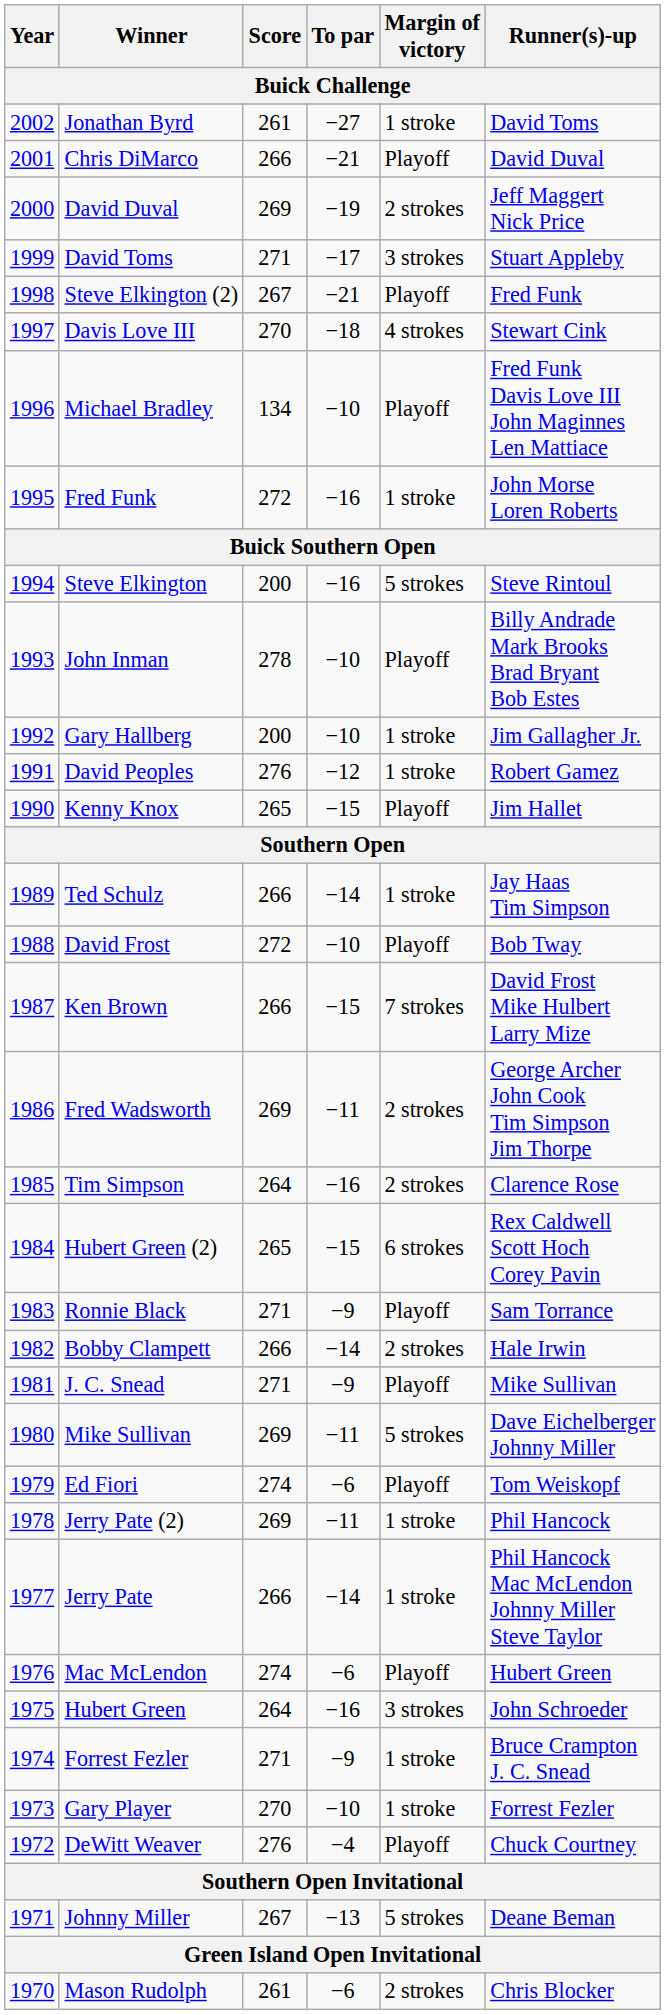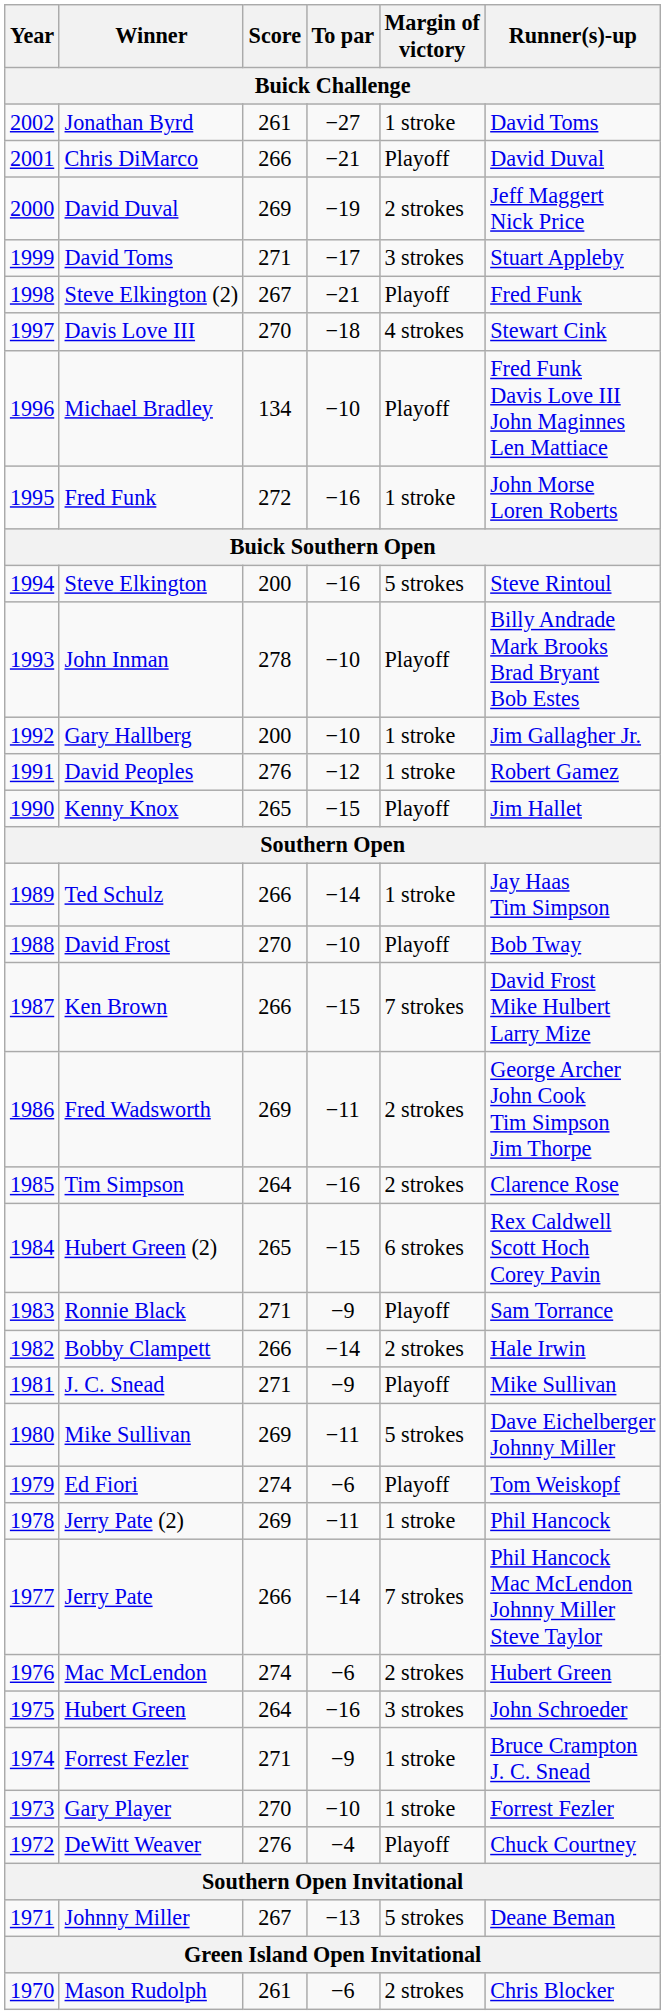(275, 944) 272 -> (275, 944) 270
(420, 1596) 1 stroke -> (424, 1596) 7 strokes
(417, 1672) Playoff -> (424, 1672) 2 strokes
